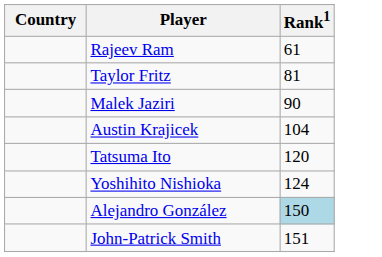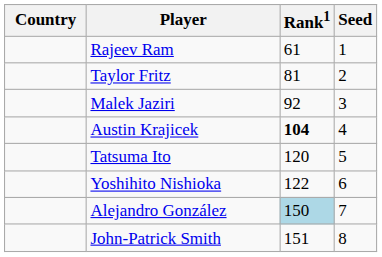+ column: (355, 20)
(292, 103) 90 -> (292, 103) 92
(296, 130) normal -> (296, 130) bold
(296, 183) 124 -> (296, 183) 122
